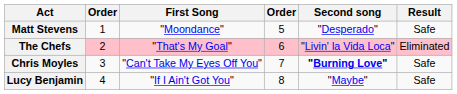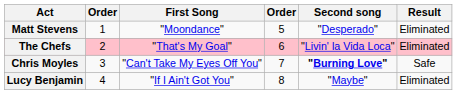(424, 30) Safe -> (424, 30) Eliminated
(424, 81) Safe -> (424, 81) Eliminated
